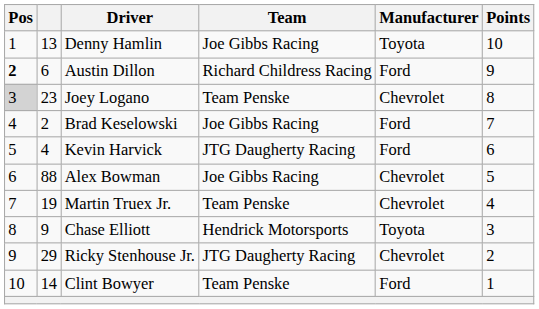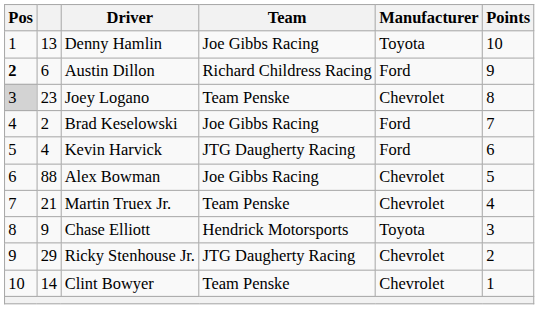(49, 203) 19 -> (49, 203) 21
(395, 282) Ford -> (412, 282) Chevrolet
